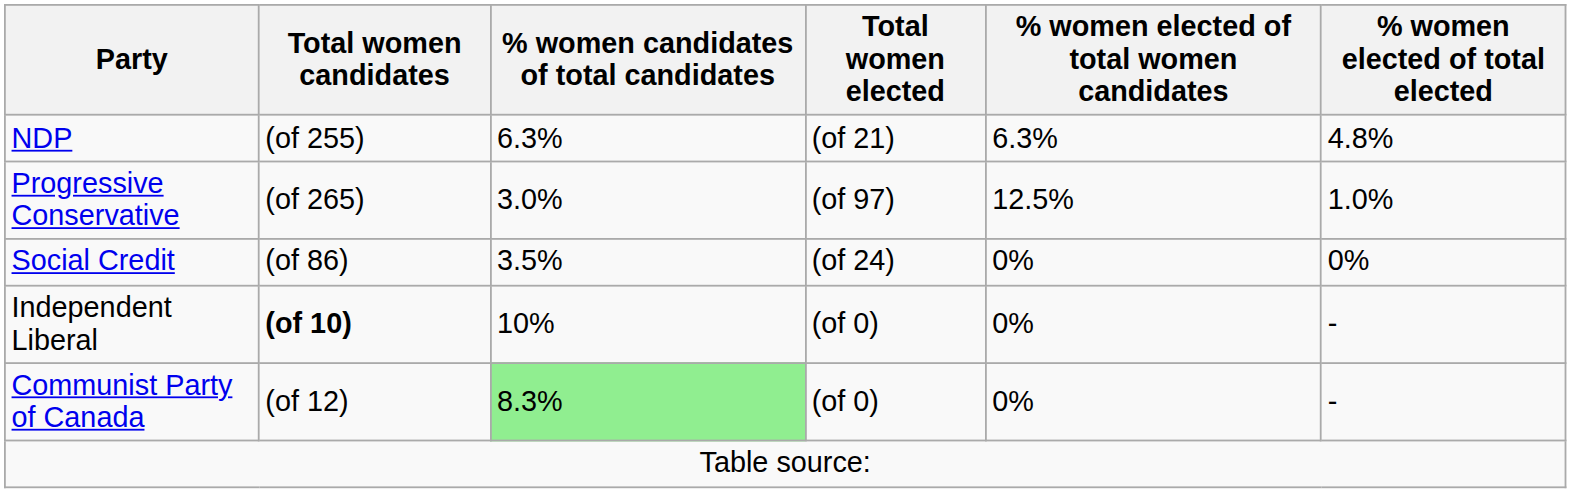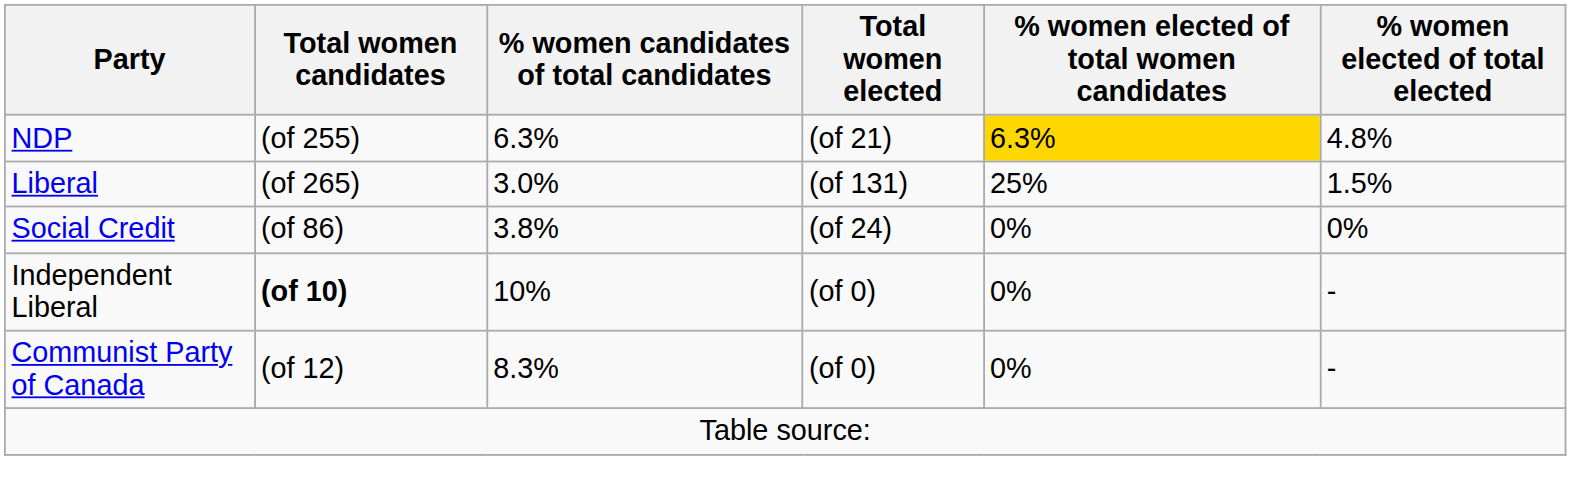(1025, 137) no background -> (1023, 137) gold background
+ row: (55, 183)
- row: (96, 199)
(530, 261) 3.5% -> (526, 229) 3.8%
(530, 401) lightgreen background -> (526, 369) no background
